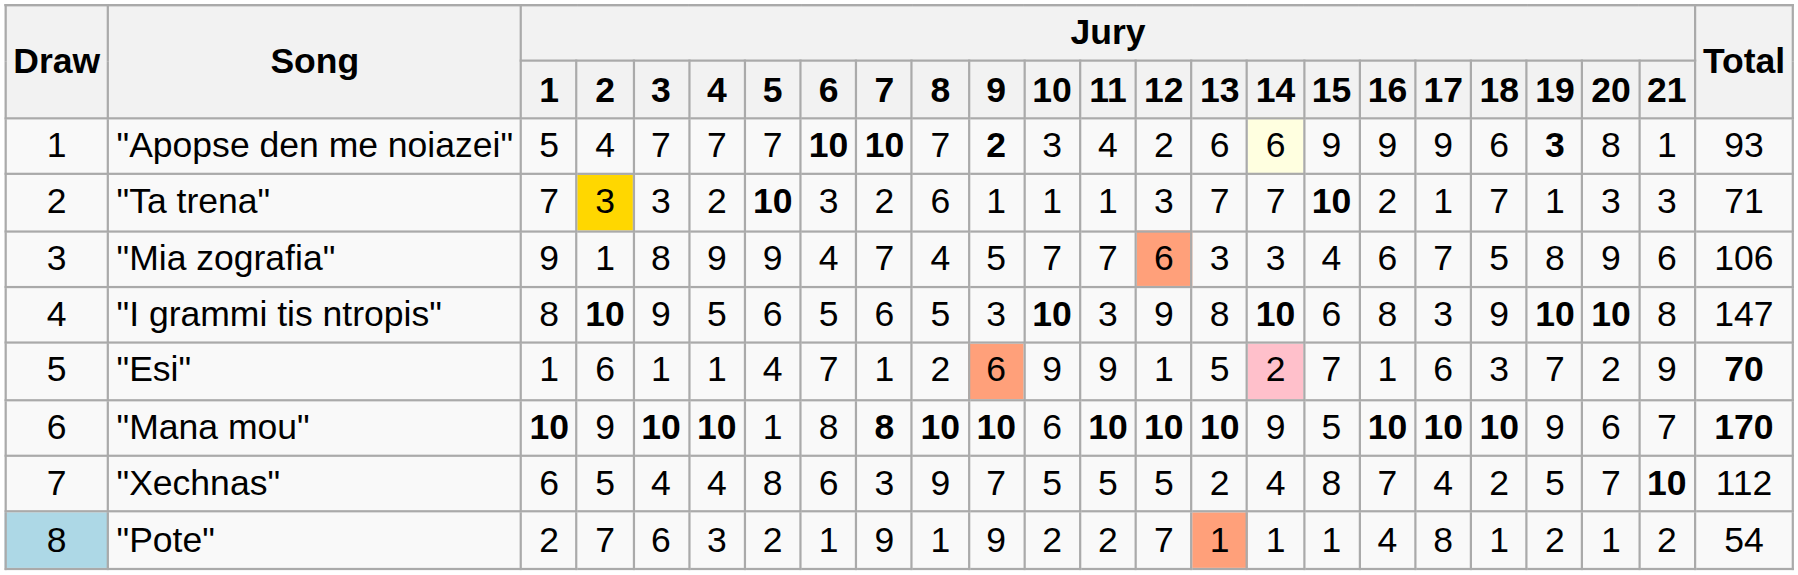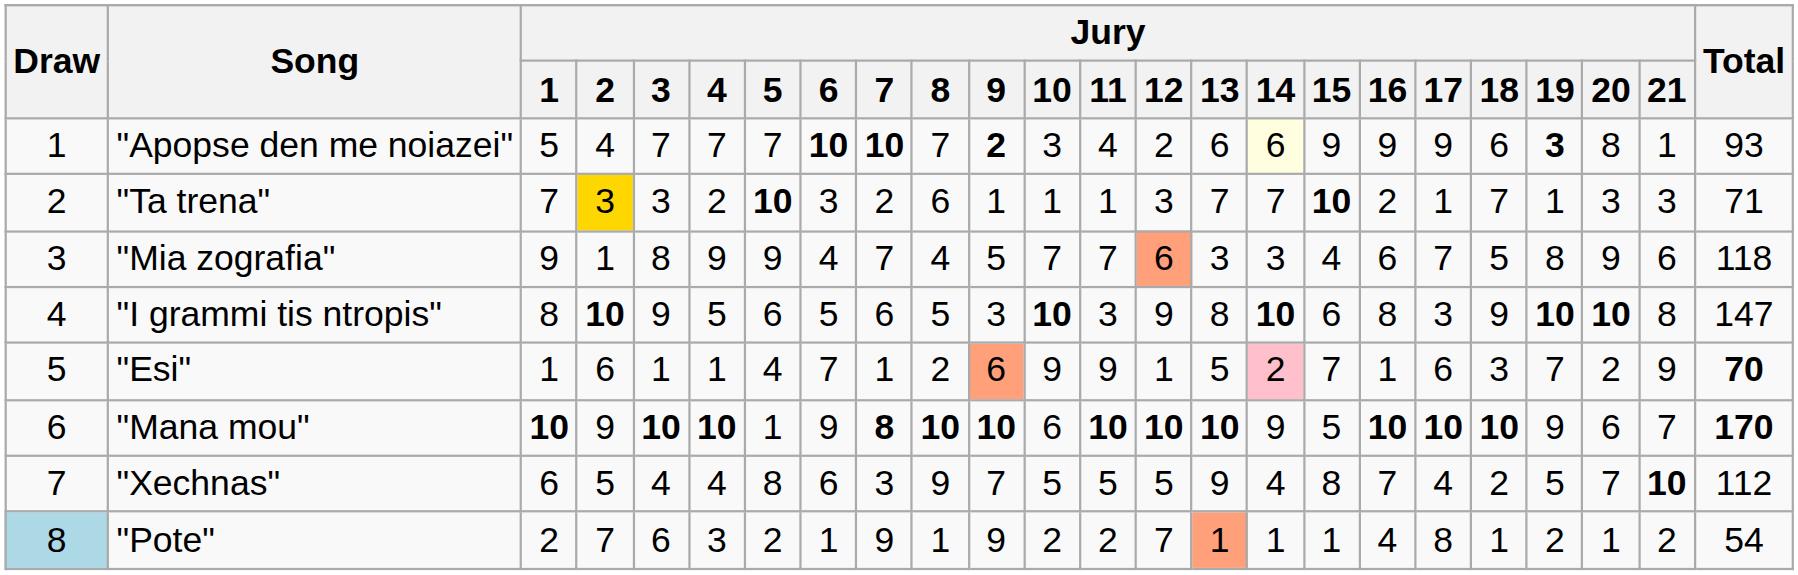(1744, 257) 106 -> (1744, 257) 118
(829, 426) 8 -> (829, 426) 9
(1220, 483) 2 -> (1220, 483) 9
